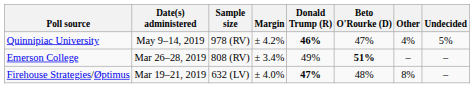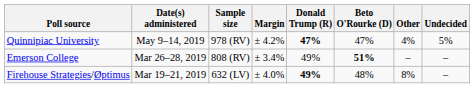(311, 40) 46% -> (311, 40) 47%
(311, 75) 47% -> (311, 75) 49%
